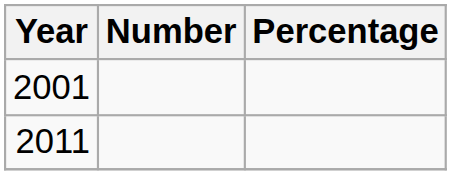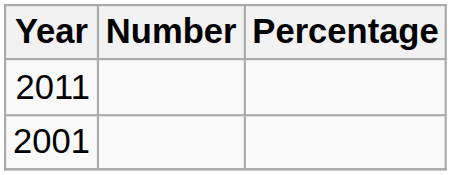rows swapped: (51, 86) <-> (53, 141)
